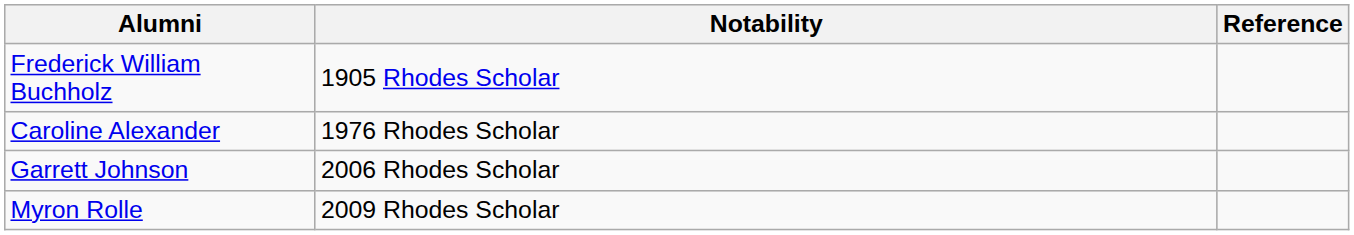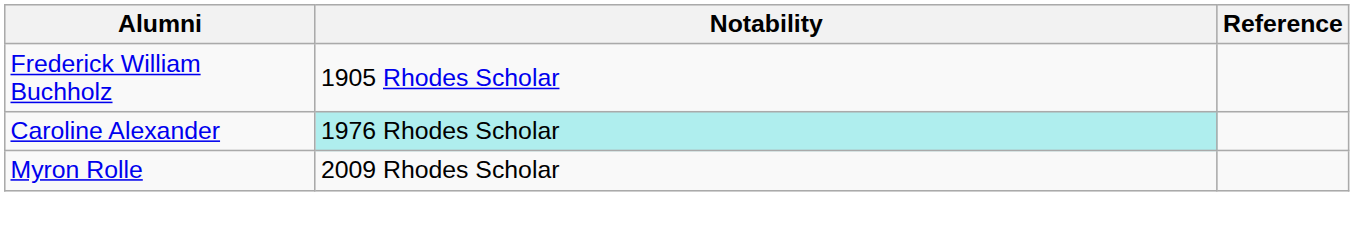(440, 130) no background -> (440, 130) paleturquoise background
- row: (99, 170)
